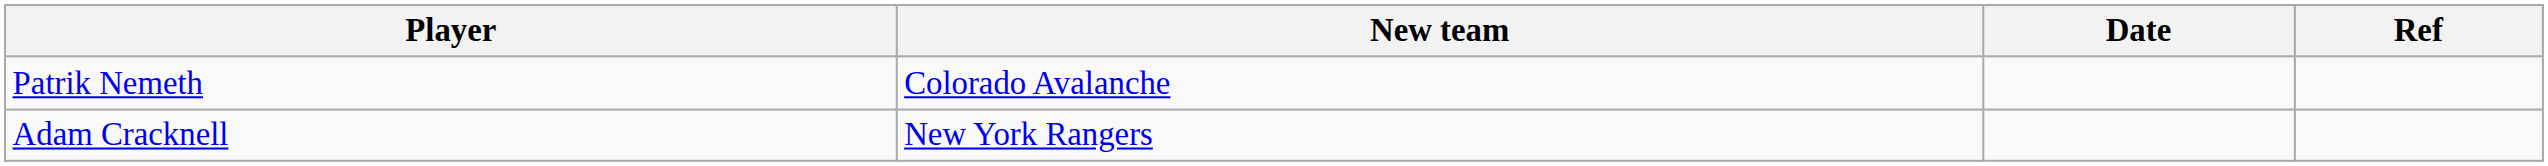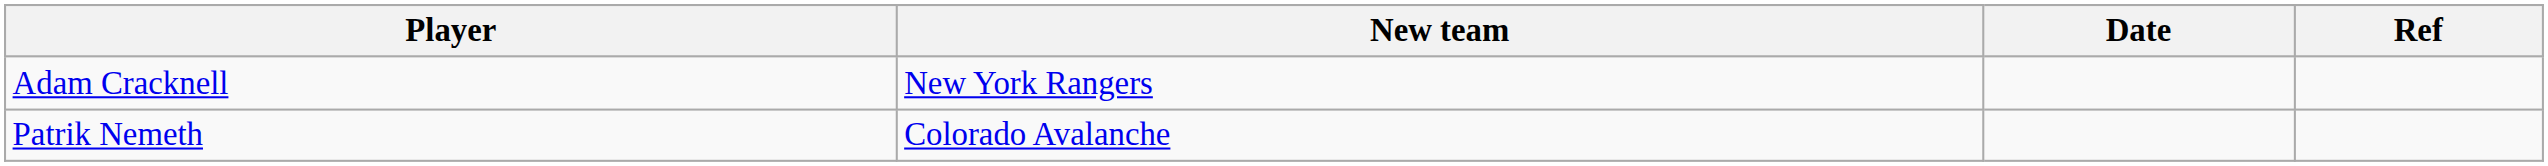rows swapped: (108, 82) <-> (121, 134)
